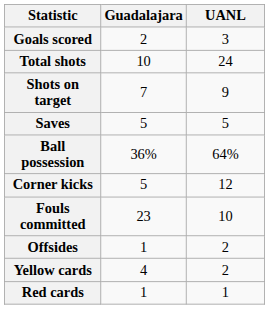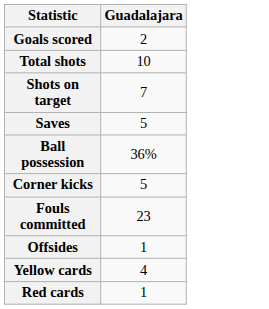- column: (225, 15)
